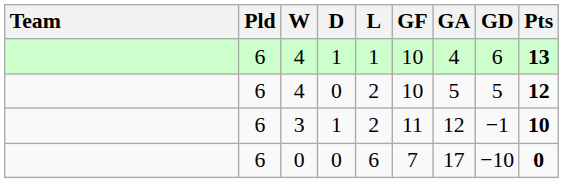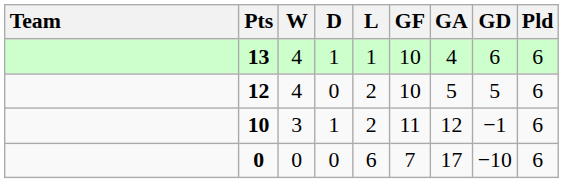columns swapped: (260, 21) <-> (539, 21)
